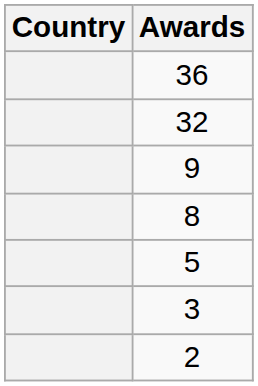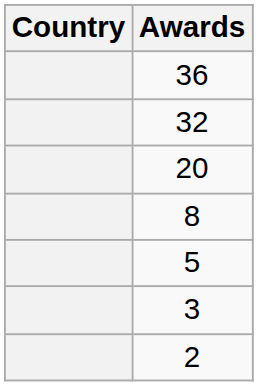+ row: (192, 168)
- row: (192, 168)
